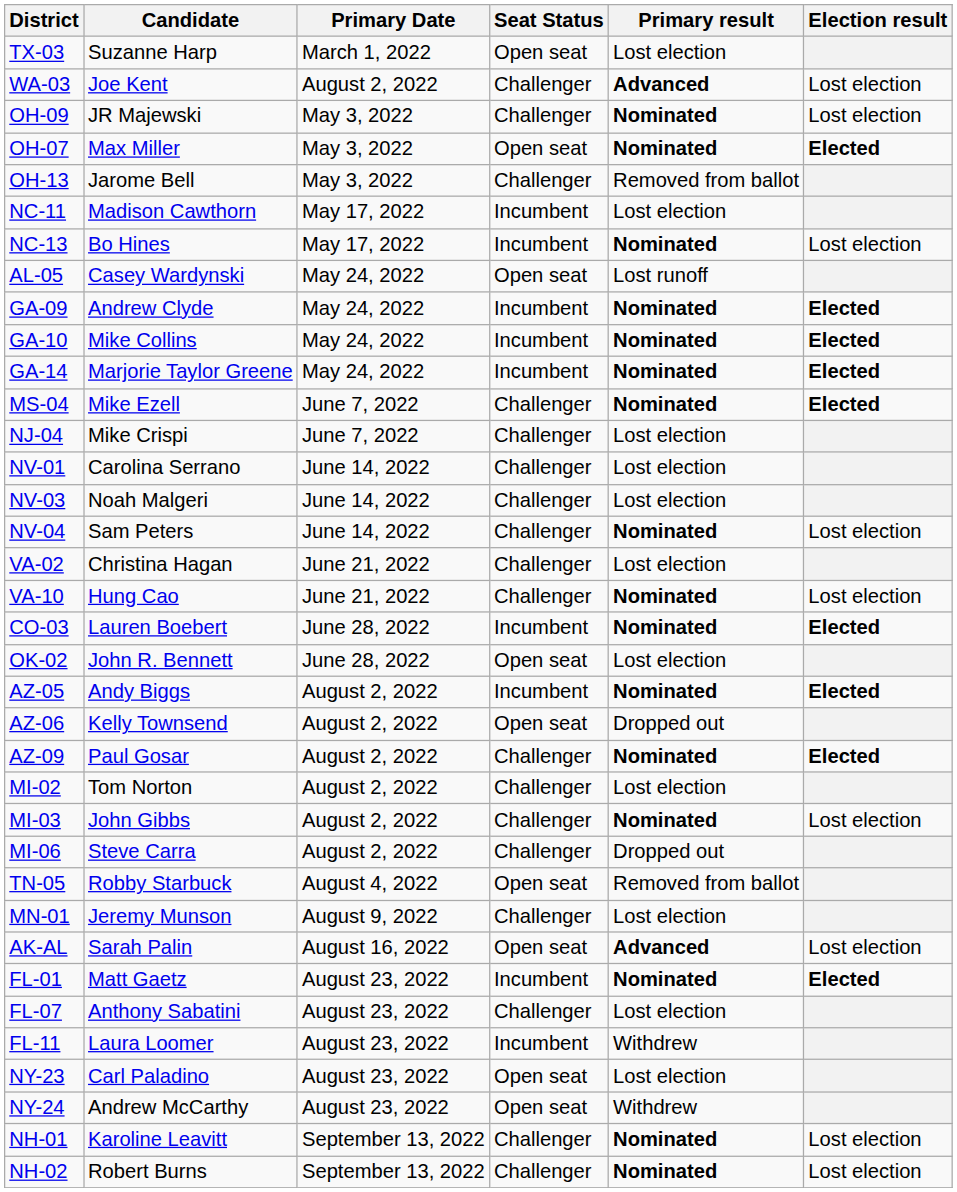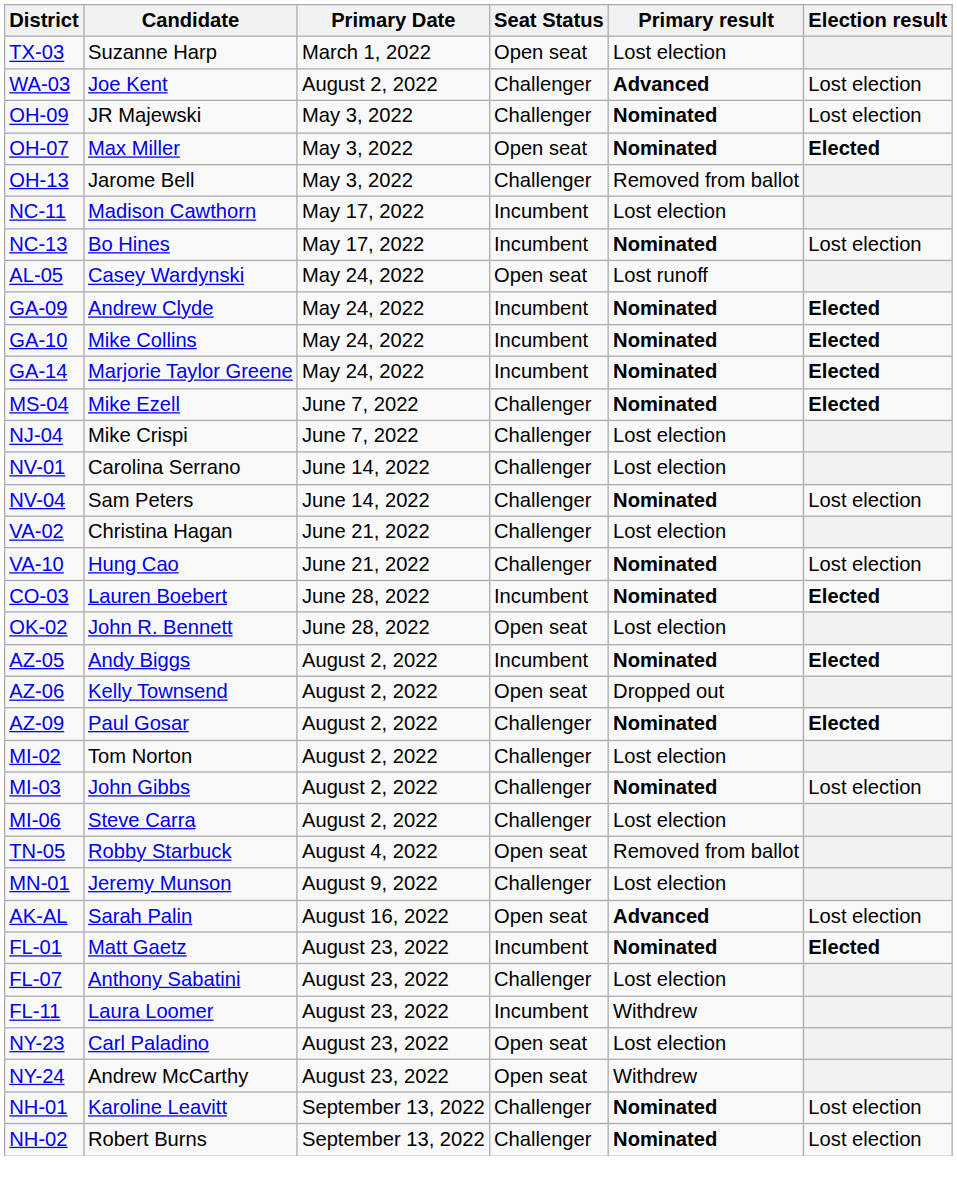- row: (37, 500)
(669, 851) Dropped out -> (670, 819) Lost election
